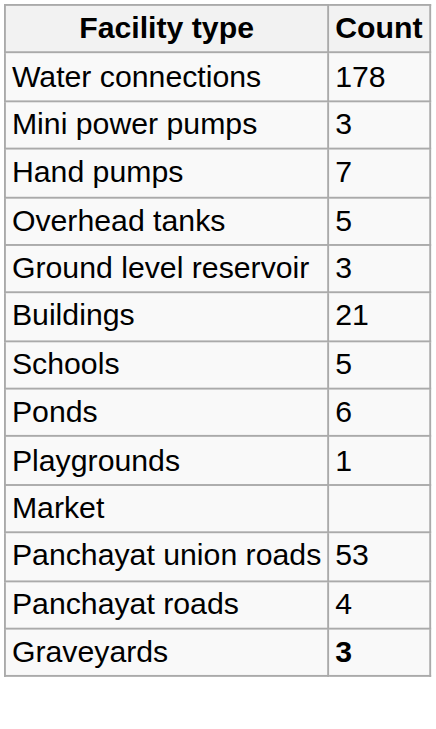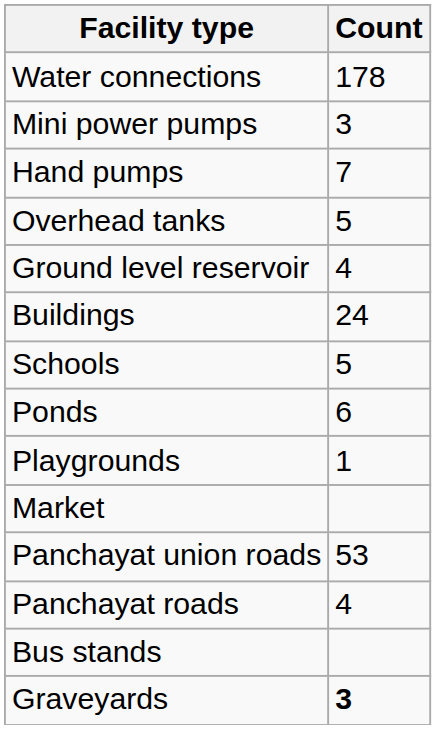(344, 268) 3 -> (344, 268) 4
(352, 316) 21 -> (352, 316) 24
+ row: (87, 651)
